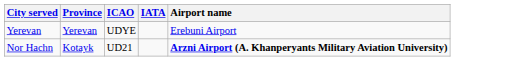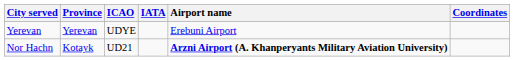+ column: (480, 13)
